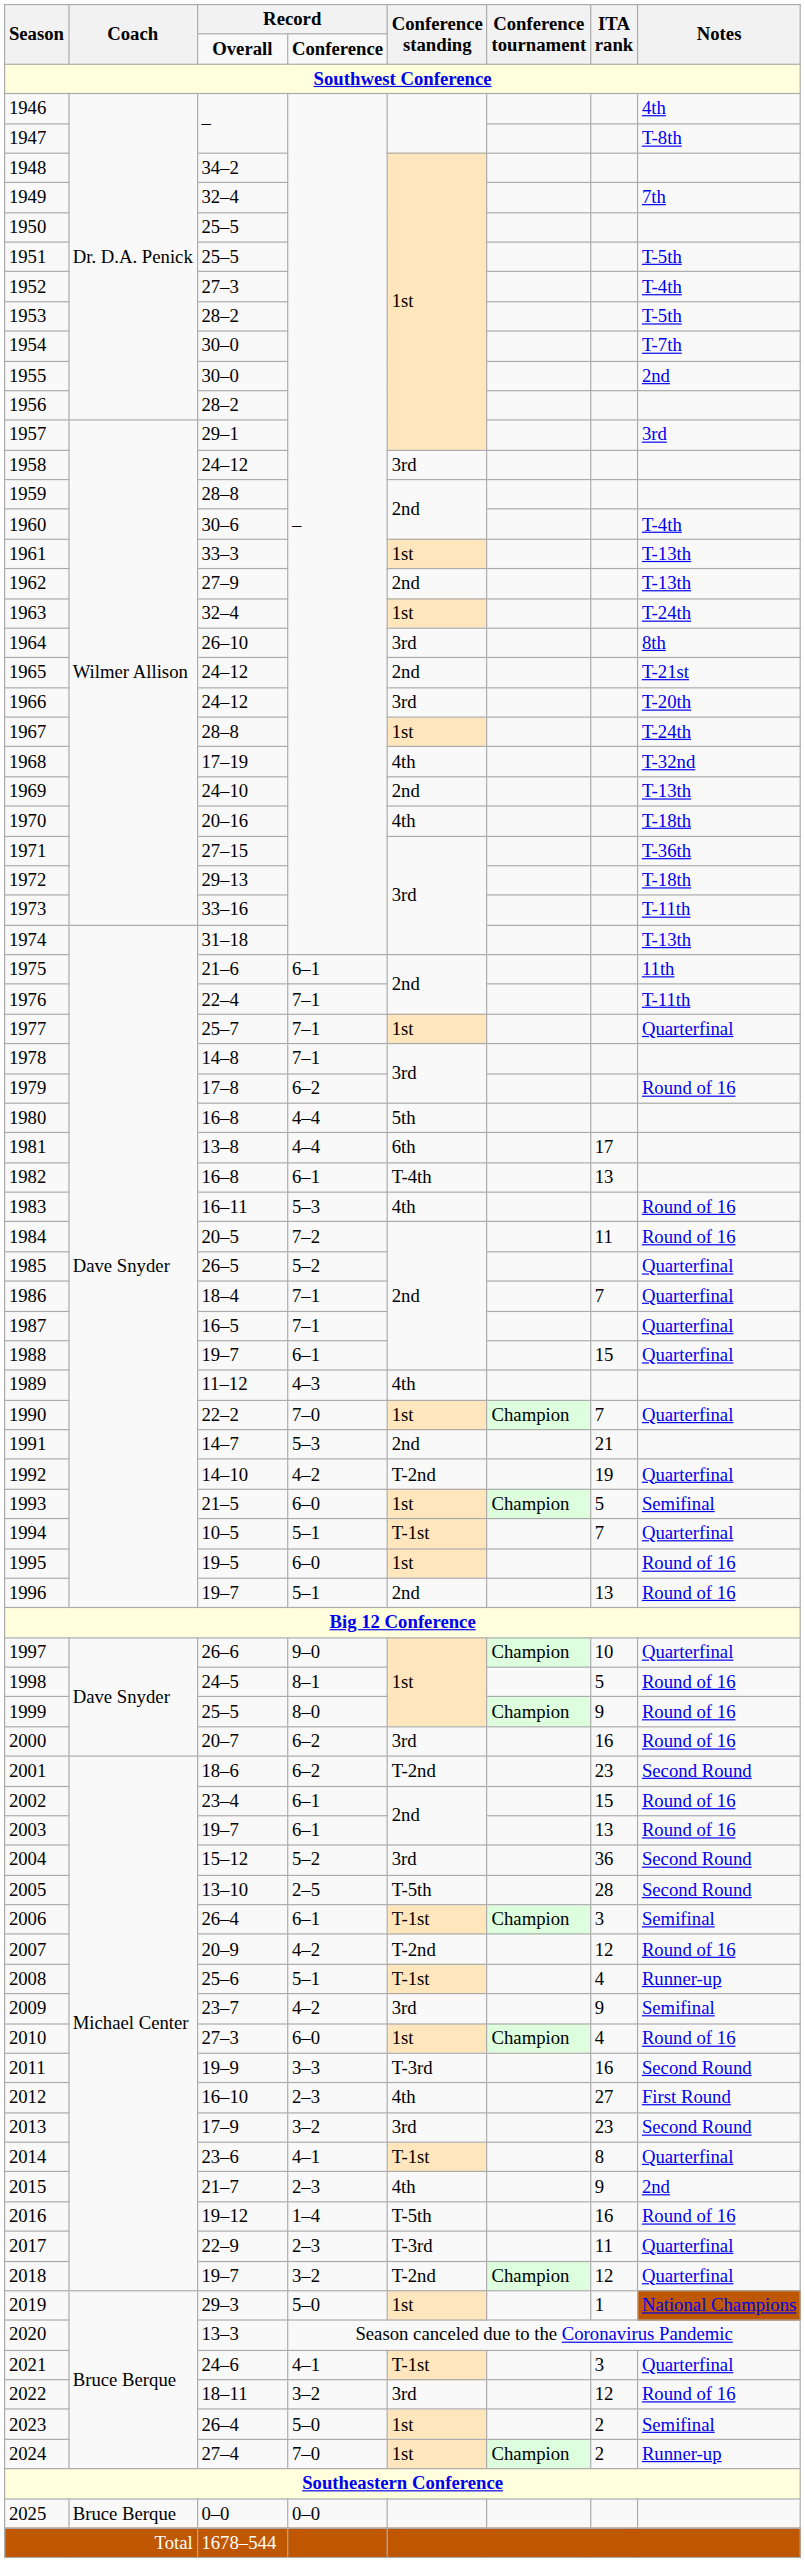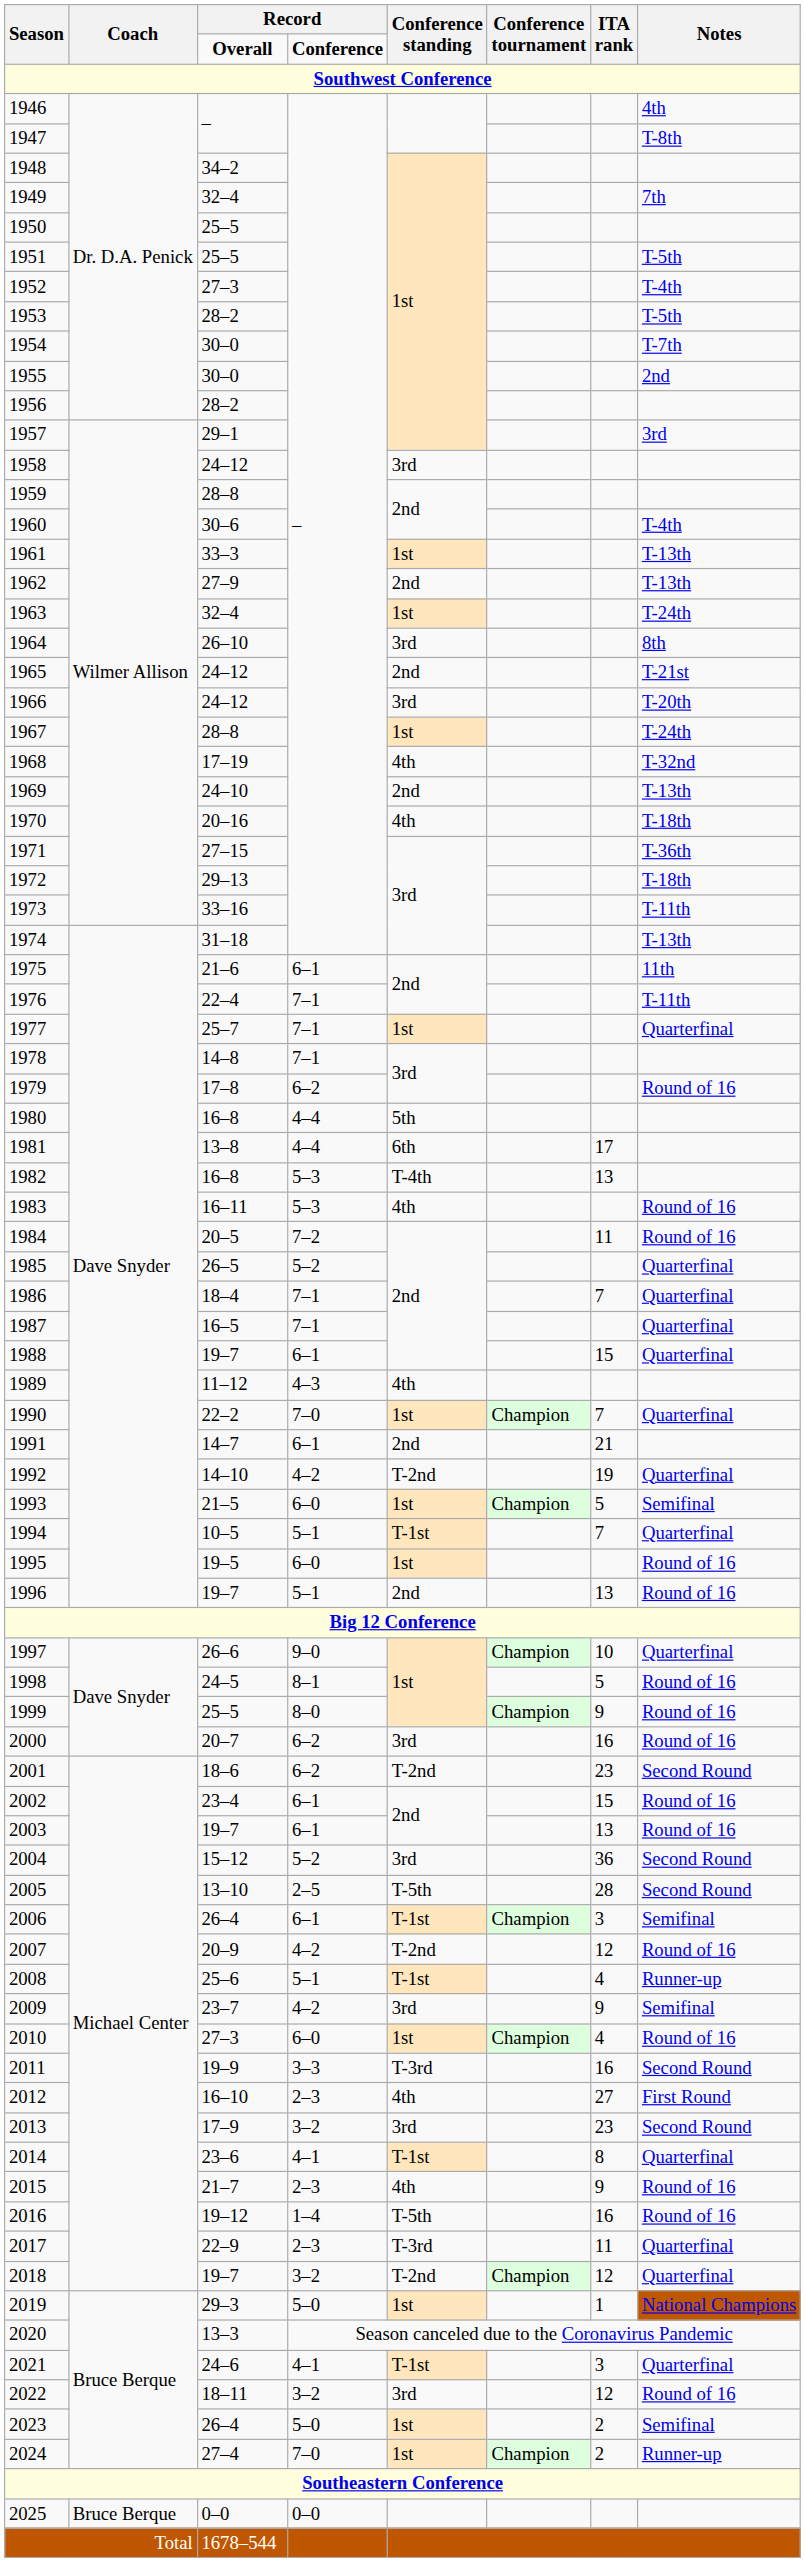(306, 1177) 6–1 -> (306, 1177) 5–3
(306, 1444) 5–3 -> (306, 1444) 6–1
(656, 2186) 2nd -> (689, 2186) Round of 16
